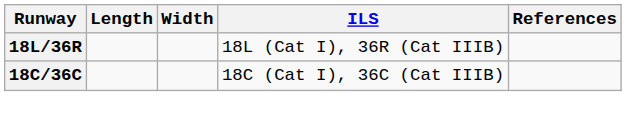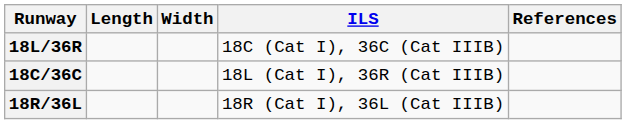(363, 47) 18L (Cat I), 36R (Cat IIIB) -> (363, 47) 18C (Cat I), 36C (Cat IIIB)
(363, 76) 18C (Cat I), 36C (Cat IIIB) -> (363, 76) 18L (Cat I), 36R (Cat IIIB)
+ row: (45, 104)
